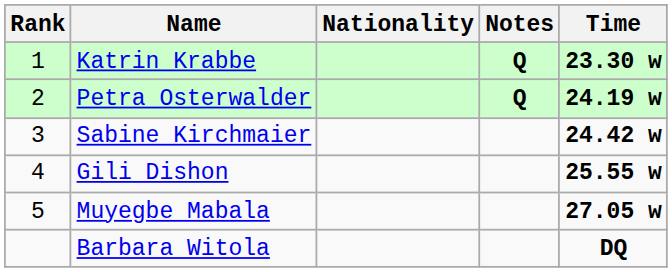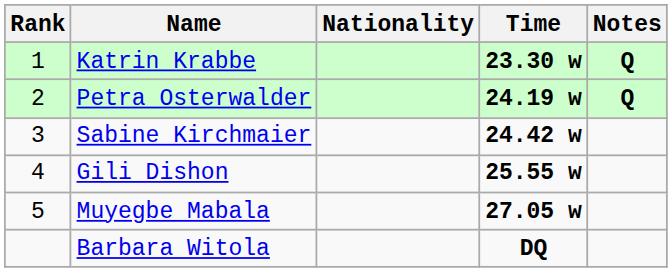columns swapped: (613, 24) <-> (520, 24)
